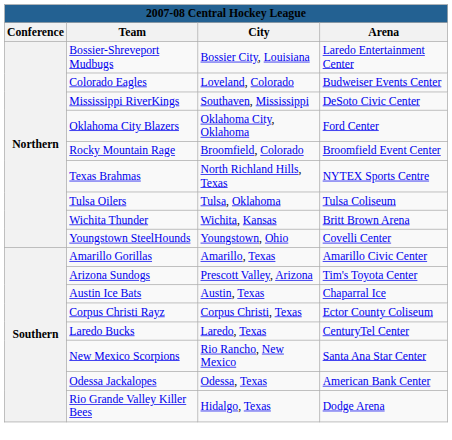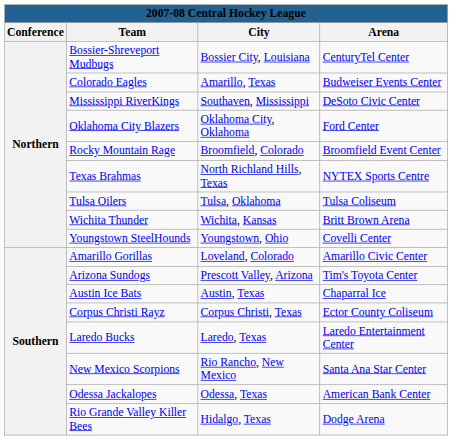(374, 57) Laredo Entertainment Center -> (366, 57) CenturyTel Center
(247, 82) Loveland, Colorado -> (238, 82) Amarillo, Texas
(238, 256) Amarillo, Texas -> (247, 256) Loveland, Colorado
(366, 331) CenturyTel Center -> (374, 337) Laredo Entertainment Center
